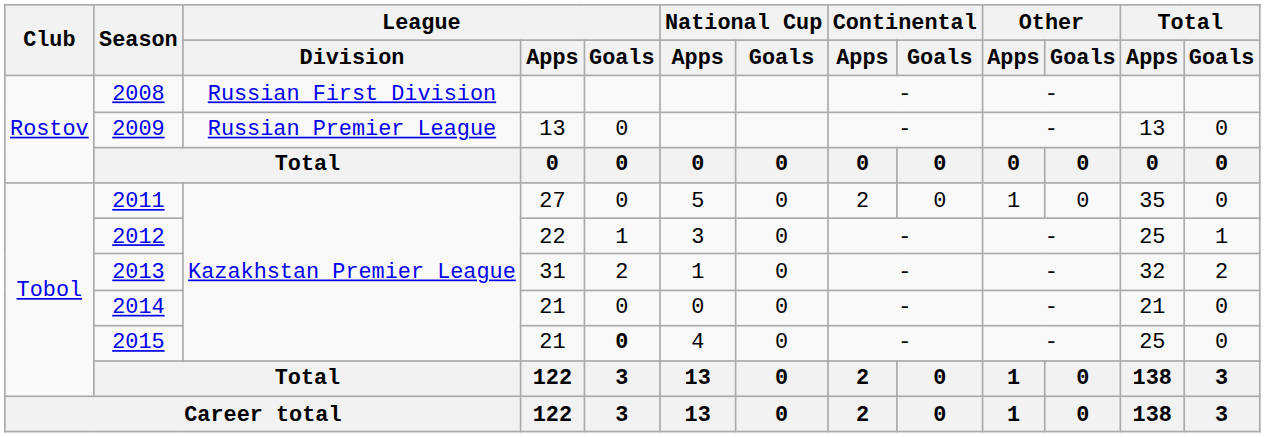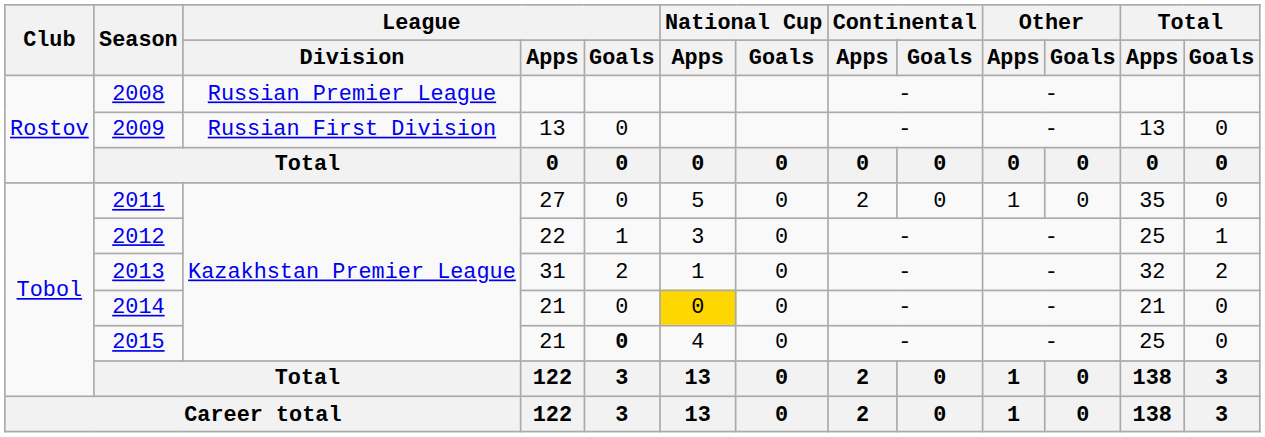(352, 94) Russian First Division -> (352, 94) Russian Premier League
(352, 129) Russian Premier League -> (352, 129) Russian First Division
(698, 307) no background -> (698, 307) gold background
